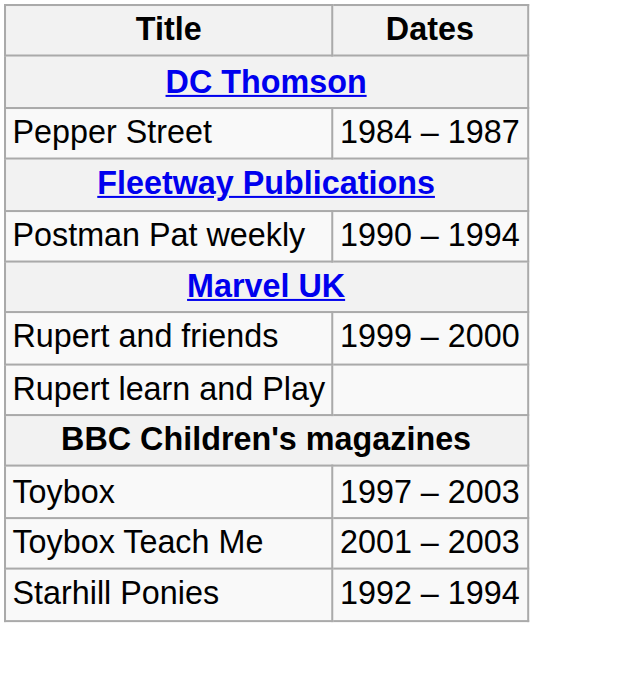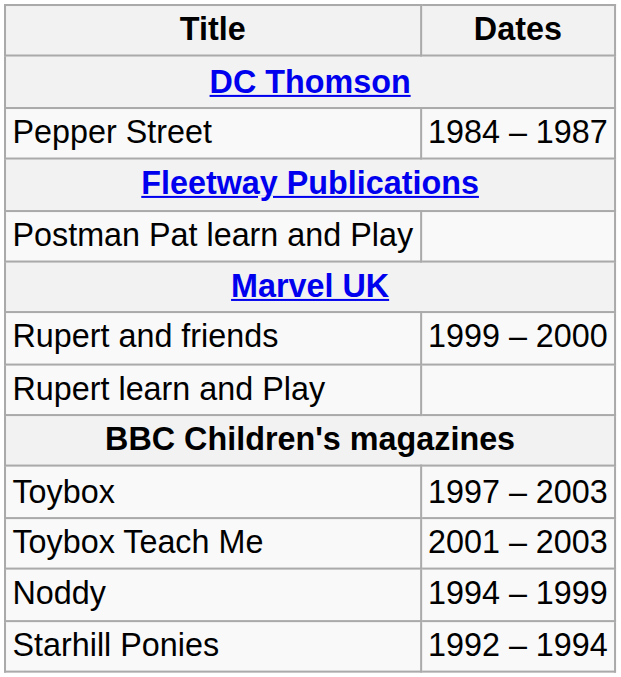- row: (159, 235)
+ row: (213, 235)
+ row: (59, 593)
